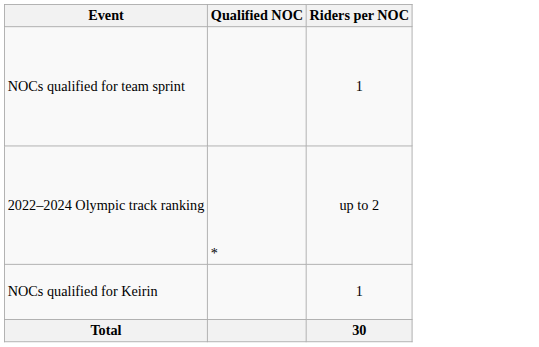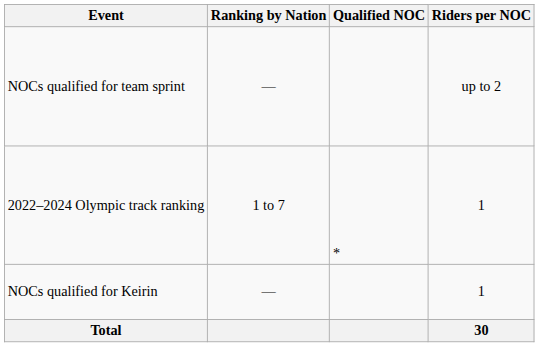+ column: (269, 15)
(359, 86) 1 -> (481, 86) up to 2
(359, 205) up to 2 -> (481, 205) 1
